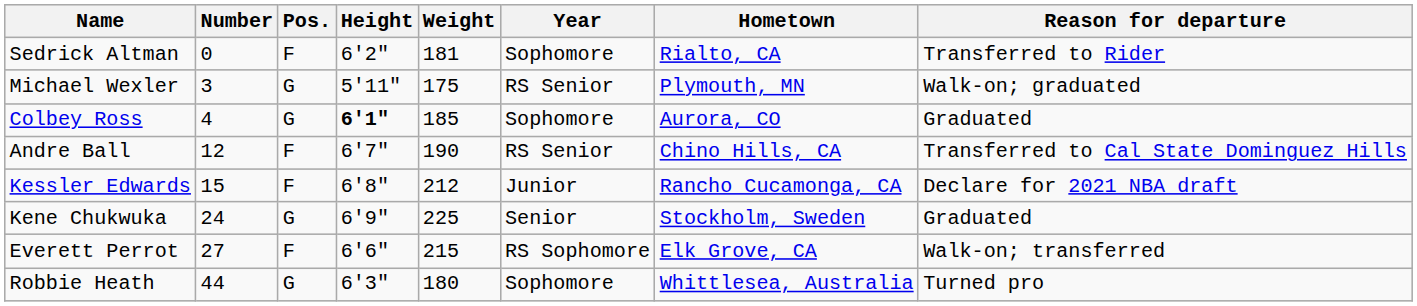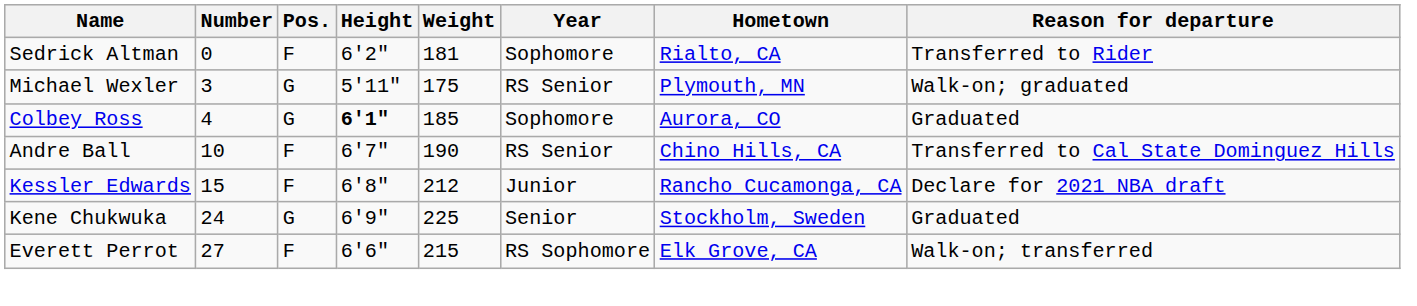(213, 153) 12 -> (213, 153) 10
- row: (82, 284)
